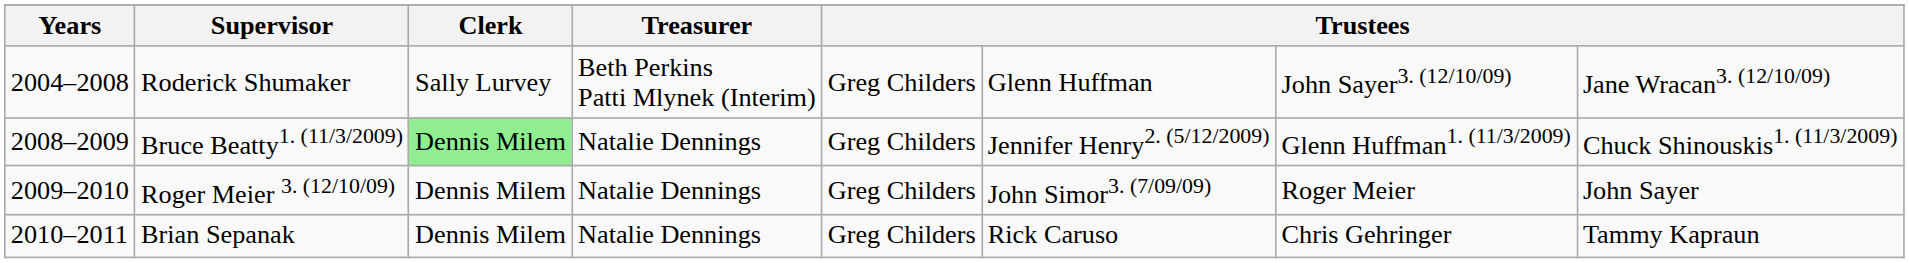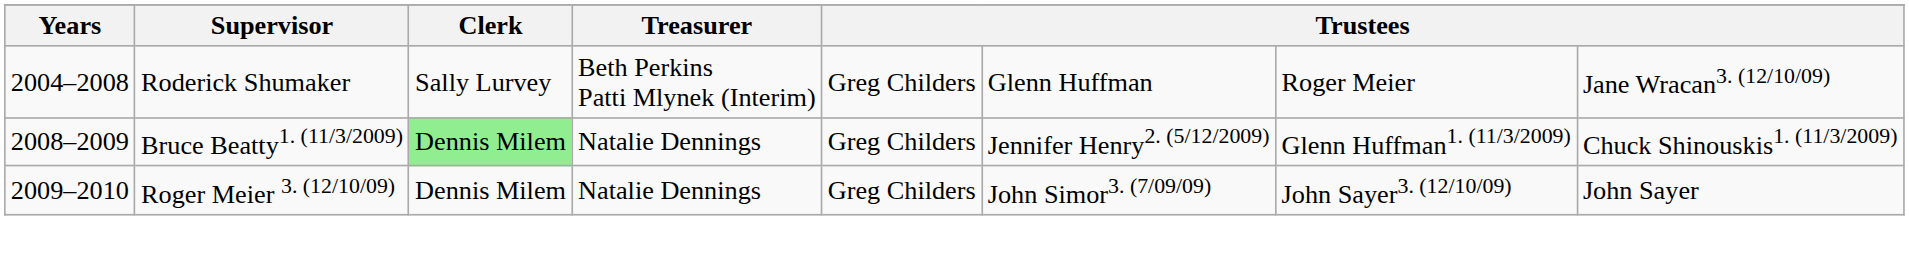(1397, 81) John Sayer3. (12/10/09) -> (1348, 81) Roger Meier
(1348, 190) Roger Meier -> (1397, 190) John Sayer3. (12/10/09)
- row: (218, 235)
